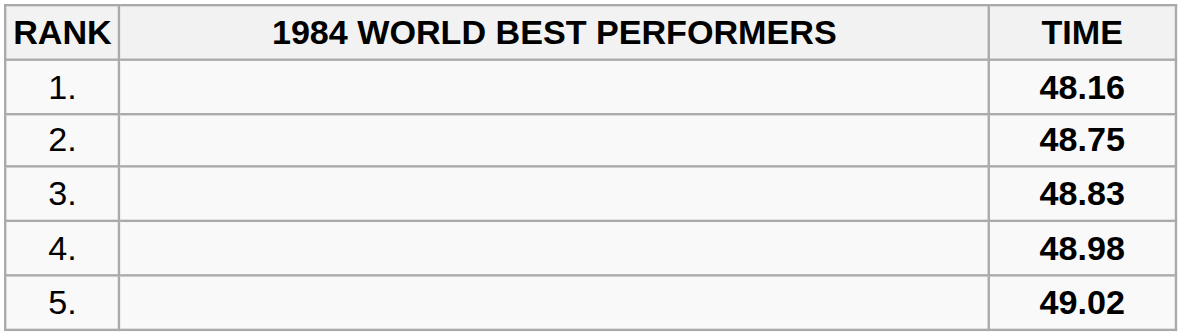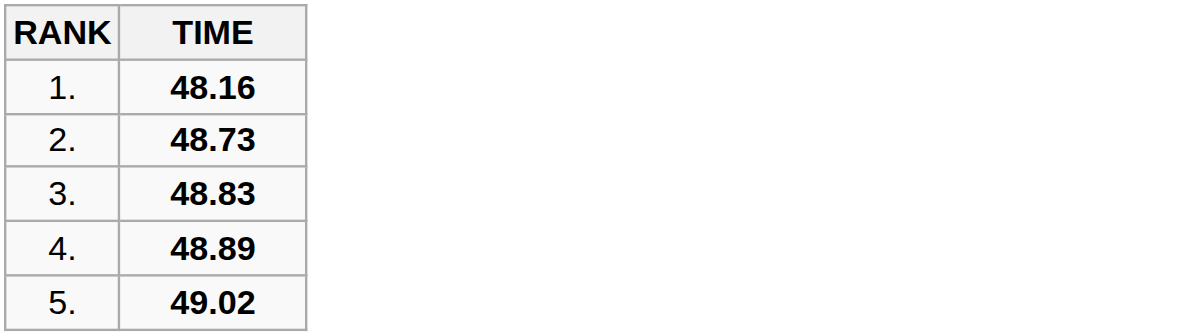- column: (554, 33)
(1082, 140) 48.75 -> (213, 140) 48.73
(1082, 248) 48.98 -> (213, 248) 48.89
